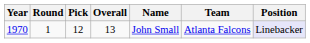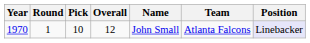(78, 29) 12 -> (78, 29) 10
(110, 29) 13 -> (110, 29) 12
